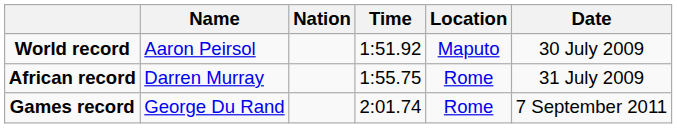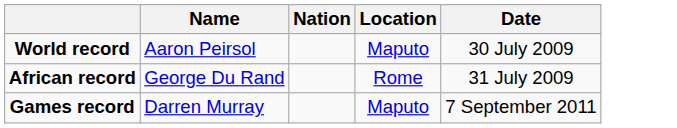- column: (390, 19)
(204, 78) Darren Murray -> (214, 78) George Du Rand
(214, 107) George Du Rand -> (204, 107) Darren Murray
(469, 107) Rome -> (398, 107) Maputo
